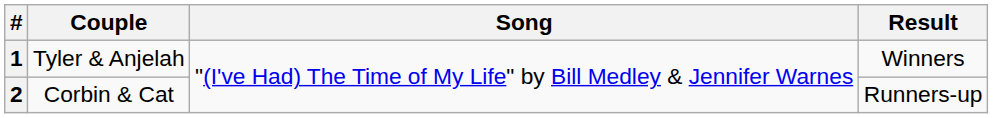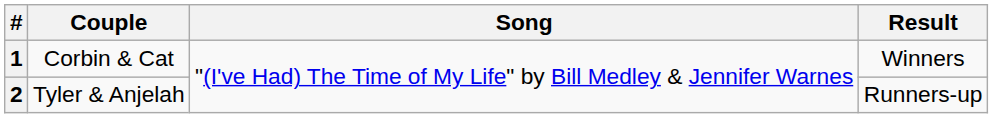(109, 58) Tyler & Anjelah -> (109, 58) Corbin & Cat
(109, 94) Corbin & Cat -> (109, 94) Tyler & Anjelah
